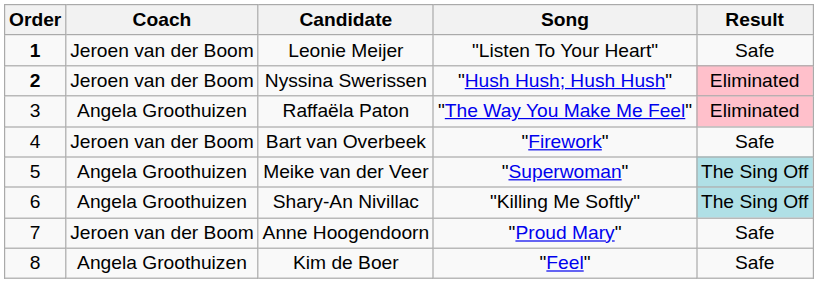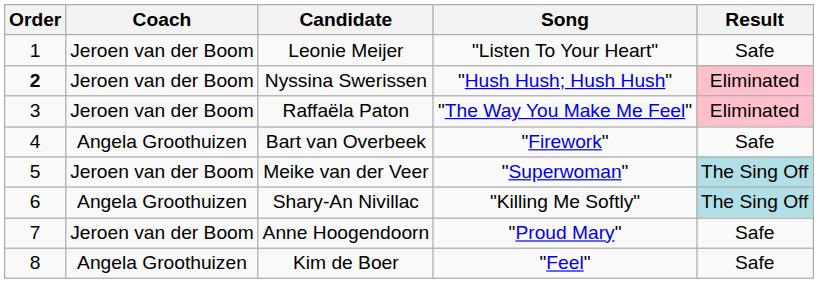(35, 50) bold -> (35, 50) normal
(162, 111) Angela Groothuizen -> (162, 111) Jeroen van der Boom
(162, 141) Jeroen van der Boom -> (162, 141) Angela Groothuizen
(162, 171) Angela Groothuizen -> (162, 171) Jeroen van der Boom
